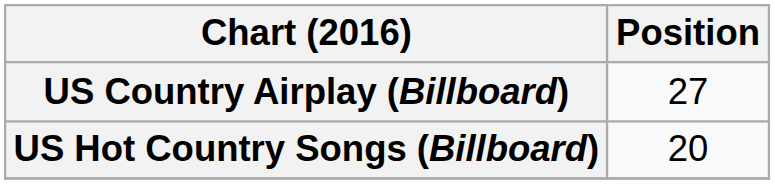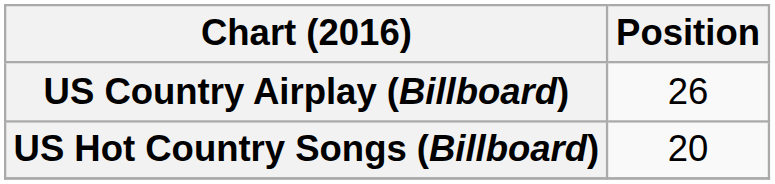(688, 91) 27 -> (688, 91) 26
